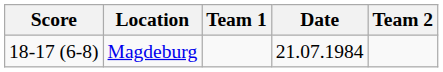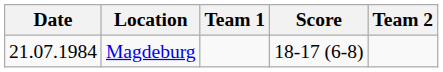columns swapped: (320, 19) <-> (54, 19)
